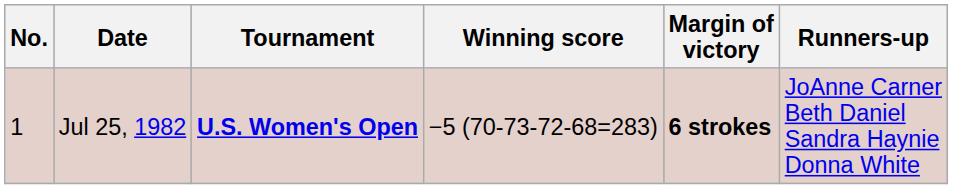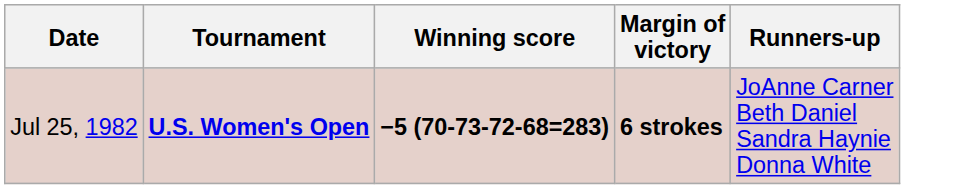- column: (29, 37)
(543, 126) normal -> (495, 126) bold
